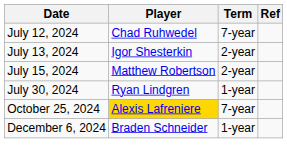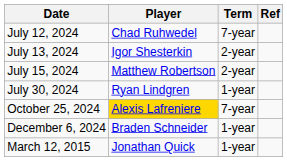+ row: (49, 147)
